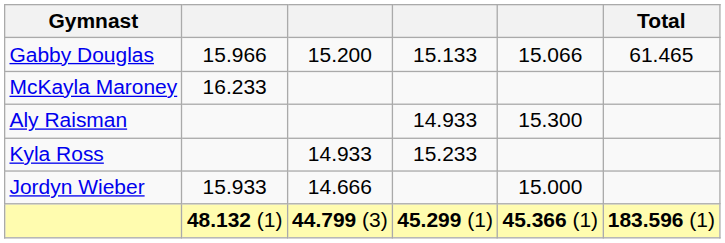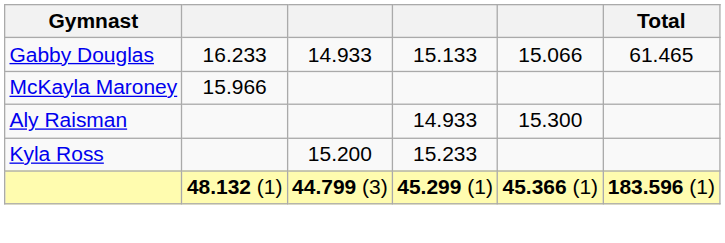(235, 54) 15.966 -> (235, 54) 16.233
(340, 54) 15.200 -> (340, 54) 14.933
(235, 87) 16.233 -> (235, 87) 15.966
(340, 154) 14.933 -> (340, 154) 15.200
- row: (77, 187)
